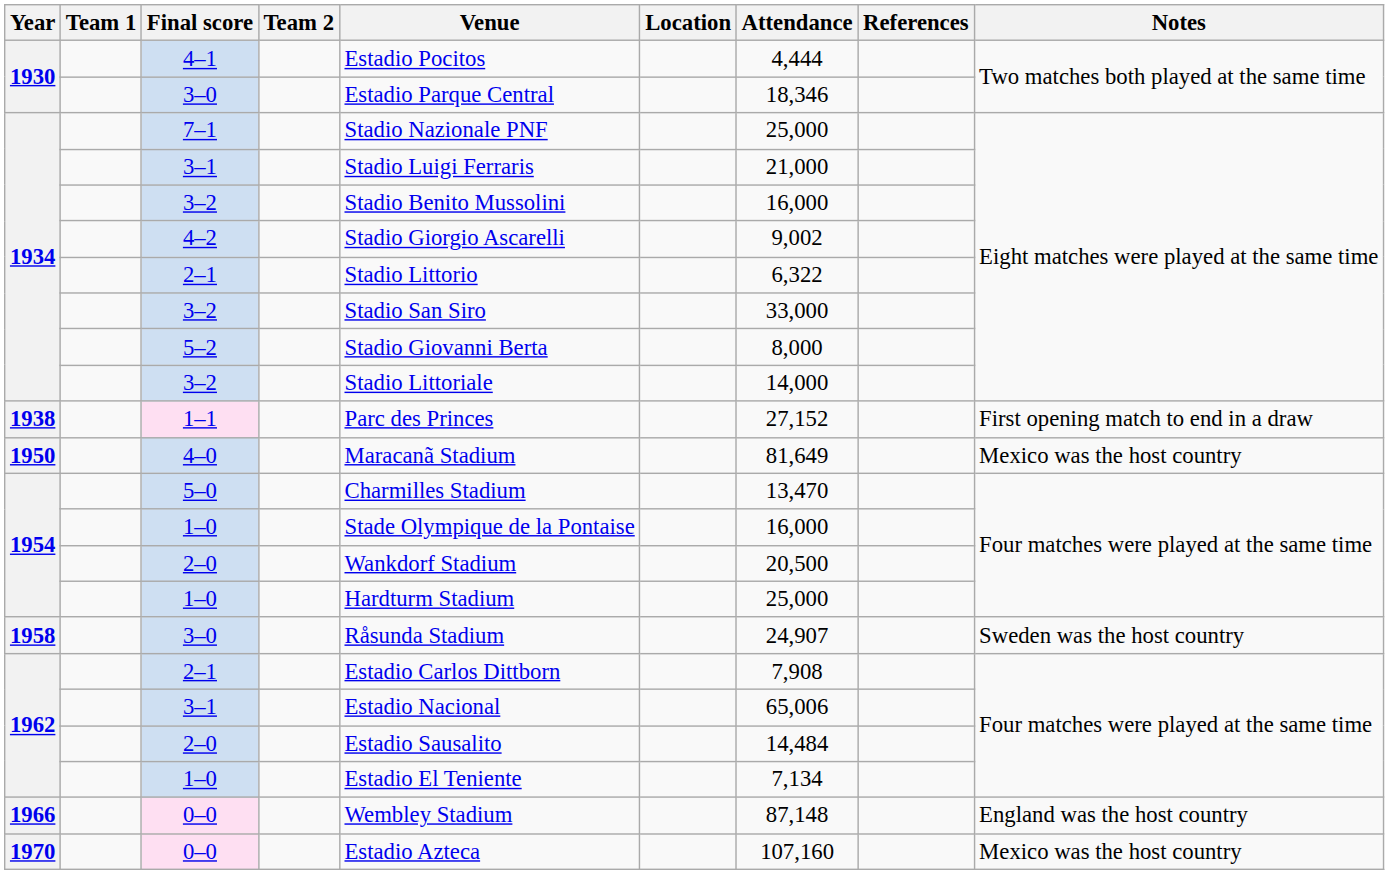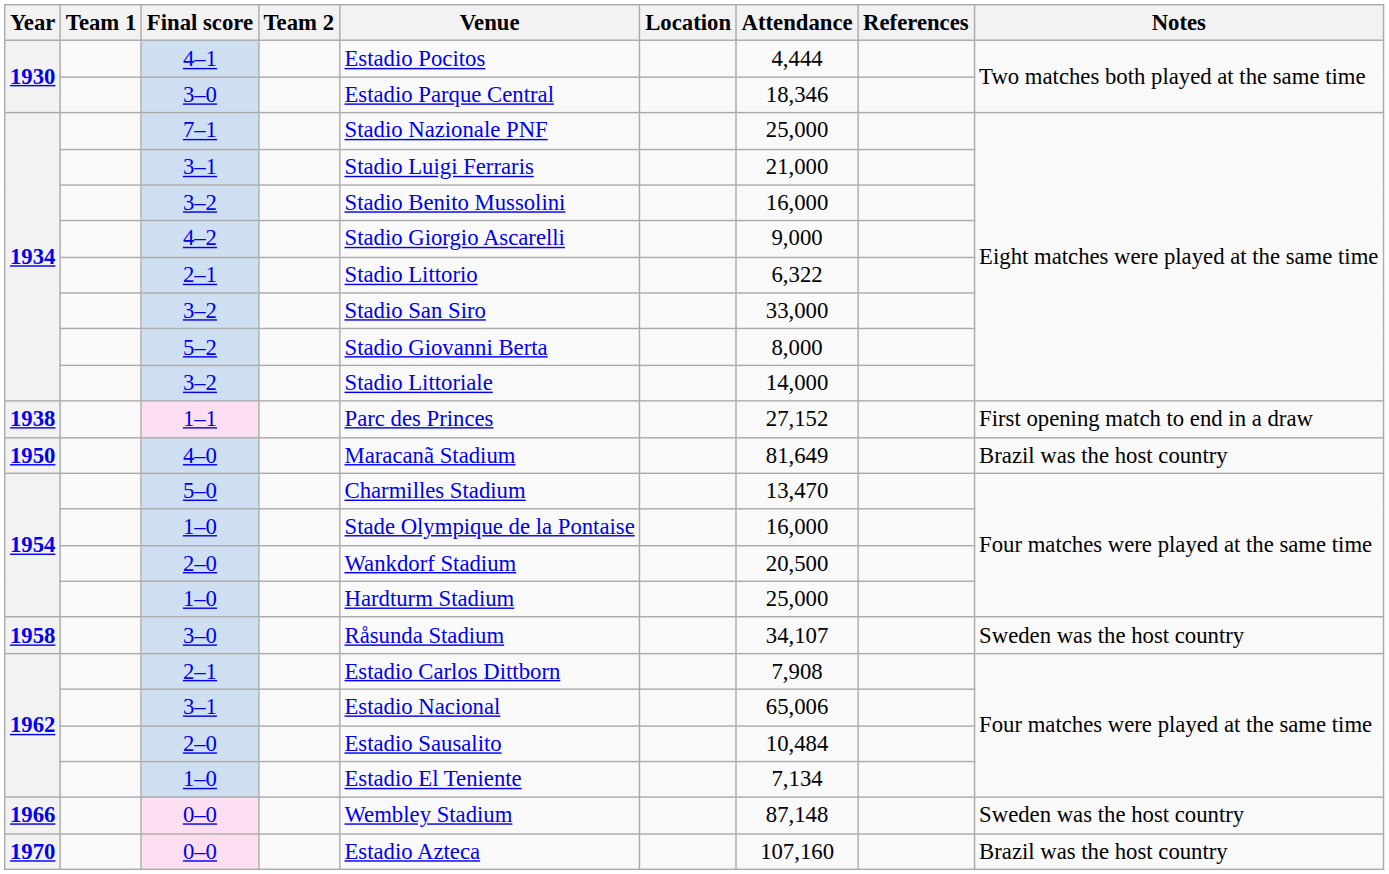(797, 238) 9,002 -> (797, 238) 9,000
(1110, 454) Mexico was the host country -> (1103, 454) Brazil was the host country
(797, 635) 24,907 -> (797, 635) 34,107
(797, 743) 14,484 -> (797, 743) 10,484
(1113, 815) England was the host country -> (1112, 815) Sweden was the host country
(1110, 851) Mexico was the host country -> (1103, 851) Brazil was the host country
